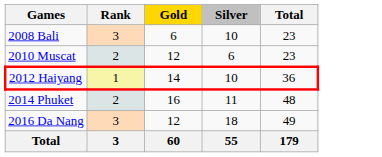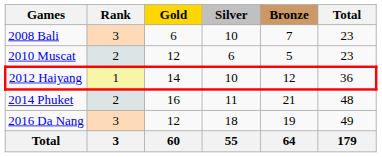+ column: (289, 14)
